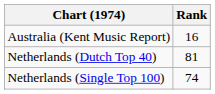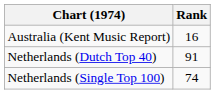(192, 57) 81 -> (192, 57) 91
